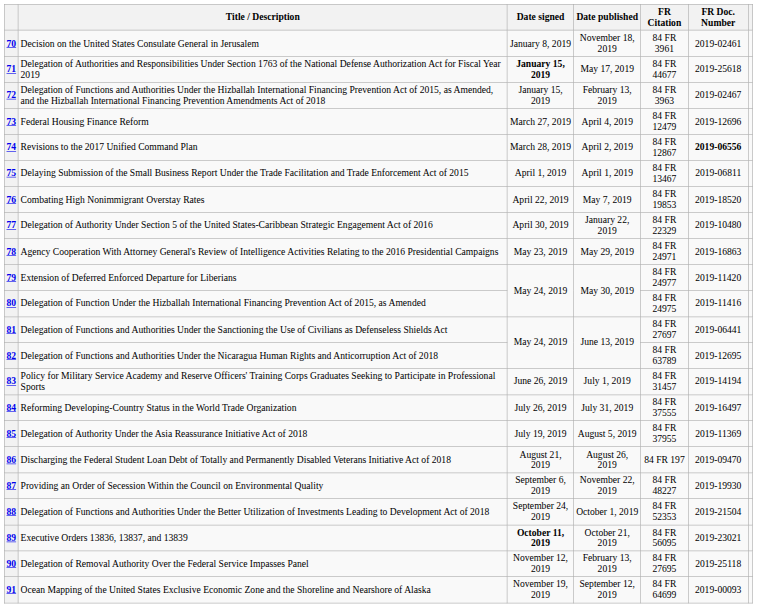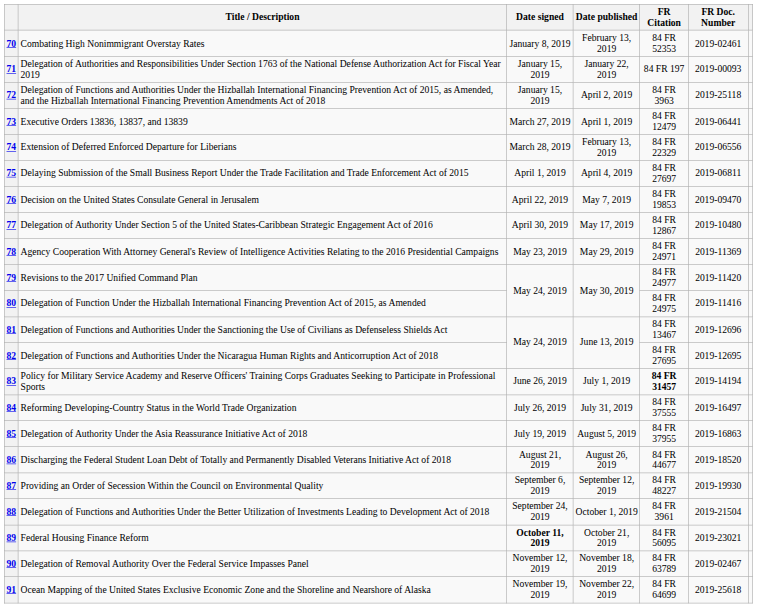(140, 43) Decision on the United States Consulate General in Jerusalem -> (113, 43) Combating High Nonimmigrant Overstay Rates
(607, 43) November 18, 2019 -> (607, 43) February 13, 2019
(664, 43) 84 FR 3961 -> (664, 43) 84 FR 52353
(541, 69) bold -> (540, 69) normal
(607, 69) May 17, 2019 -> (607, 69) January 22, 2019
(664, 69) 84 FR 44677 -> (664, 69) 84 FR 197
(718, 69) 2019-25618 -> (718, 69) 2019-00093
(607, 95) February 13, 2019 -> (607, 95) April 2, 2019
(718, 95) 2019-02467 -> (718, 95) 2019-25118
(85, 121) Federal Housing Finance Reform -> (104, 121) Executive Orders 13836, 13837, and 13839
(607, 121) April 4, 2019 -> (607, 121) April 1, 2019
(718, 121) 2019-12696 -> (718, 121) 2019-06441
(109, 147) Revisions to the 2017 Unified Command Plan -> (128, 147) Extension of Deferred Enforced Departure for Liberians
(607, 147) April 2, 2019 -> (607, 147) February 13, 2019
(664, 147) 84 FR 12867 -> (664, 147) 84 FR 22329
(718, 147) bold -> (718, 147) normal
(607, 173) April 1, 2019 -> (607, 173) April 4, 2019
(664, 173) 84 FR 13467 -> (664, 173) 84 FR 27697
(113, 199) Combating High Nonimmigrant Overstay Rates -> (140, 199) Decision on the United States Consulate General in Jerusalem
(718, 199) 2019-18520 -> (718, 199) 2019-09470
(607, 225) January 22, 2019 -> (607, 225) May 17, 2019
(664, 225) 84 FR 22329 -> (664, 225) 84 FR 12867
(718, 251) 2019-16863 -> (718, 251) 2019-11369
(128, 277) Extension of Deferred Enforced Departure for Liberians -> (109, 277) Revisions to the 2017 Unified Command Plan
(664, 329) 84 FR 27697 -> (664, 329) 84 FR 13467
(718, 329) 2019-06441 -> (718, 329) 2019-12696
(664, 355) 84 FR 63789 -> (664, 355) 84 FR 27695
(664, 381) normal -> (664, 381) bold
(718, 433) 2019-11369 -> (718, 433) 2019-16863
(664, 459) 84 FR 197 -> (664, 459) 84 FR 44677
(718, 459) 2019-09470 -> (718, 459) 2019-18520
(607, 485) November 22, 2019 -> (607, 485) September 12, 2019
(664, 511) 84 FR 52353 -> (664, 511) 84 FR 3961
(104, 538) Executive Orders 13836, 13837, and 13839 -> (85, 538) Federal Housing Finance Reform
(607, 564) February 13, 2019 -> (607, 564) November 18, 2019
(664, 564) 84 FR 27695 -> (664, 564) 84 FR 63789
(718, 564) 2019-25118 -> (718, 564) 2019-02467
(607, 590) September 12, 2019 -> (607, 590) November 22, 2019
(718, 590) 2019-00093 -> (718, 590) 2019-25618
